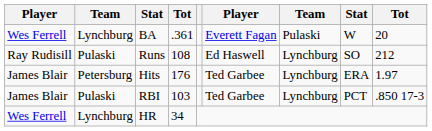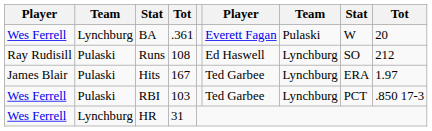(105, 75) Petersburg -> (96, 75) Pulaski
(181, 75) 176 -> (181, 75) 167
(37, 95) James Blair -> (37, 95) Wes Ferrell
(177, 116) 34 -> (177, 116) 31
